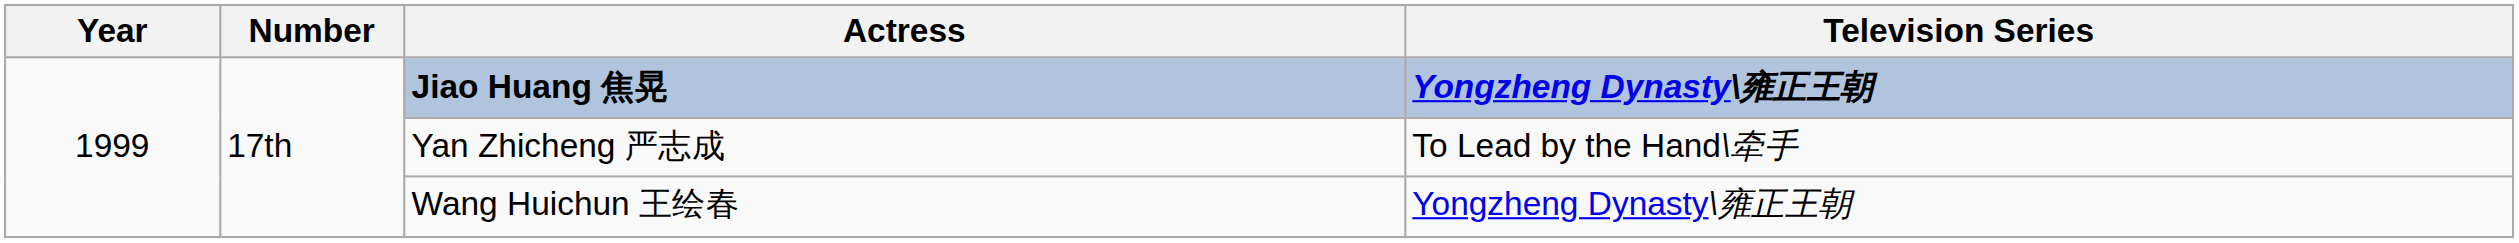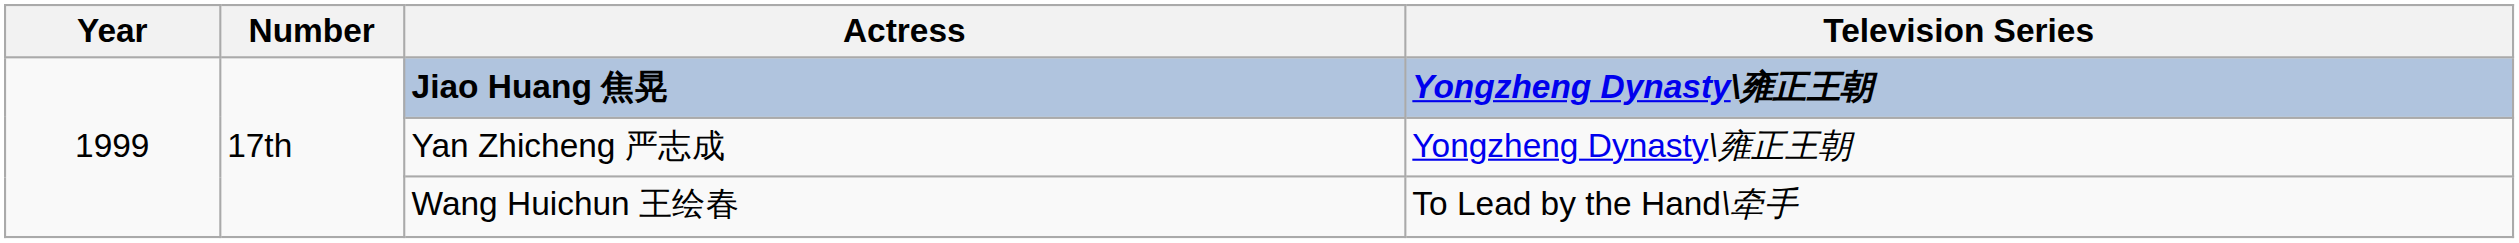(1605, 145) To Lead by the Hand\牵手 -> (1632, 145) Yongzheng Dynasty\雍正王朝
(1632, 204) Yongzheng Dynasty\雍正王朝 -> (1605, 204) To Lead by the Hand\牵手
